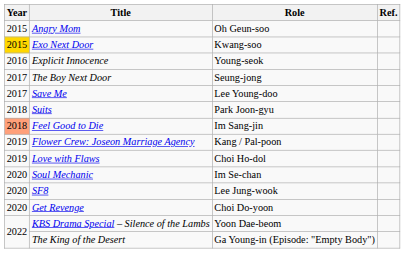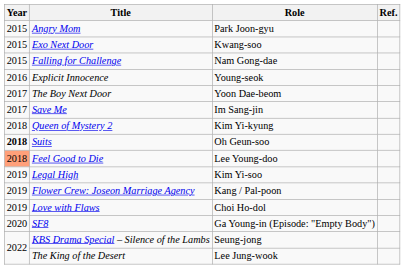(242, 28) Oh Geun-soo -> (244, 28) Park Joon-gyu
(17, 45) gold background -> (17, 45) no background
+ row: (77, 61)
(238, 77) Seung-jong -> (248, 93) Yoon Dae-beom
(246, 93) Lee Young-doo -> (239, 110) Im Sang-jin
+ row: (72, 126)
(17, 110) normal -> (17, 142) bold
(244, 110) Park Joon-gyu -> (242, 142) Oh Geun-soo
(239, 126) Im Sang-jin -> (246, 158) Lee Young-doo
+ row: (55, 175)
- row: (62, 175)
(246, 191) Lee Jung-wook -> (295, 223) Ga Young-in (Episode: "Empty Body")
- row: (58, 207)
(248, 223) Yoon Dae-beom -> (238, 239) Seung-jong
(295, 239) Ga Young-in (Episode: "Empty Body") -> (246, 256) Lee Jung-wook
